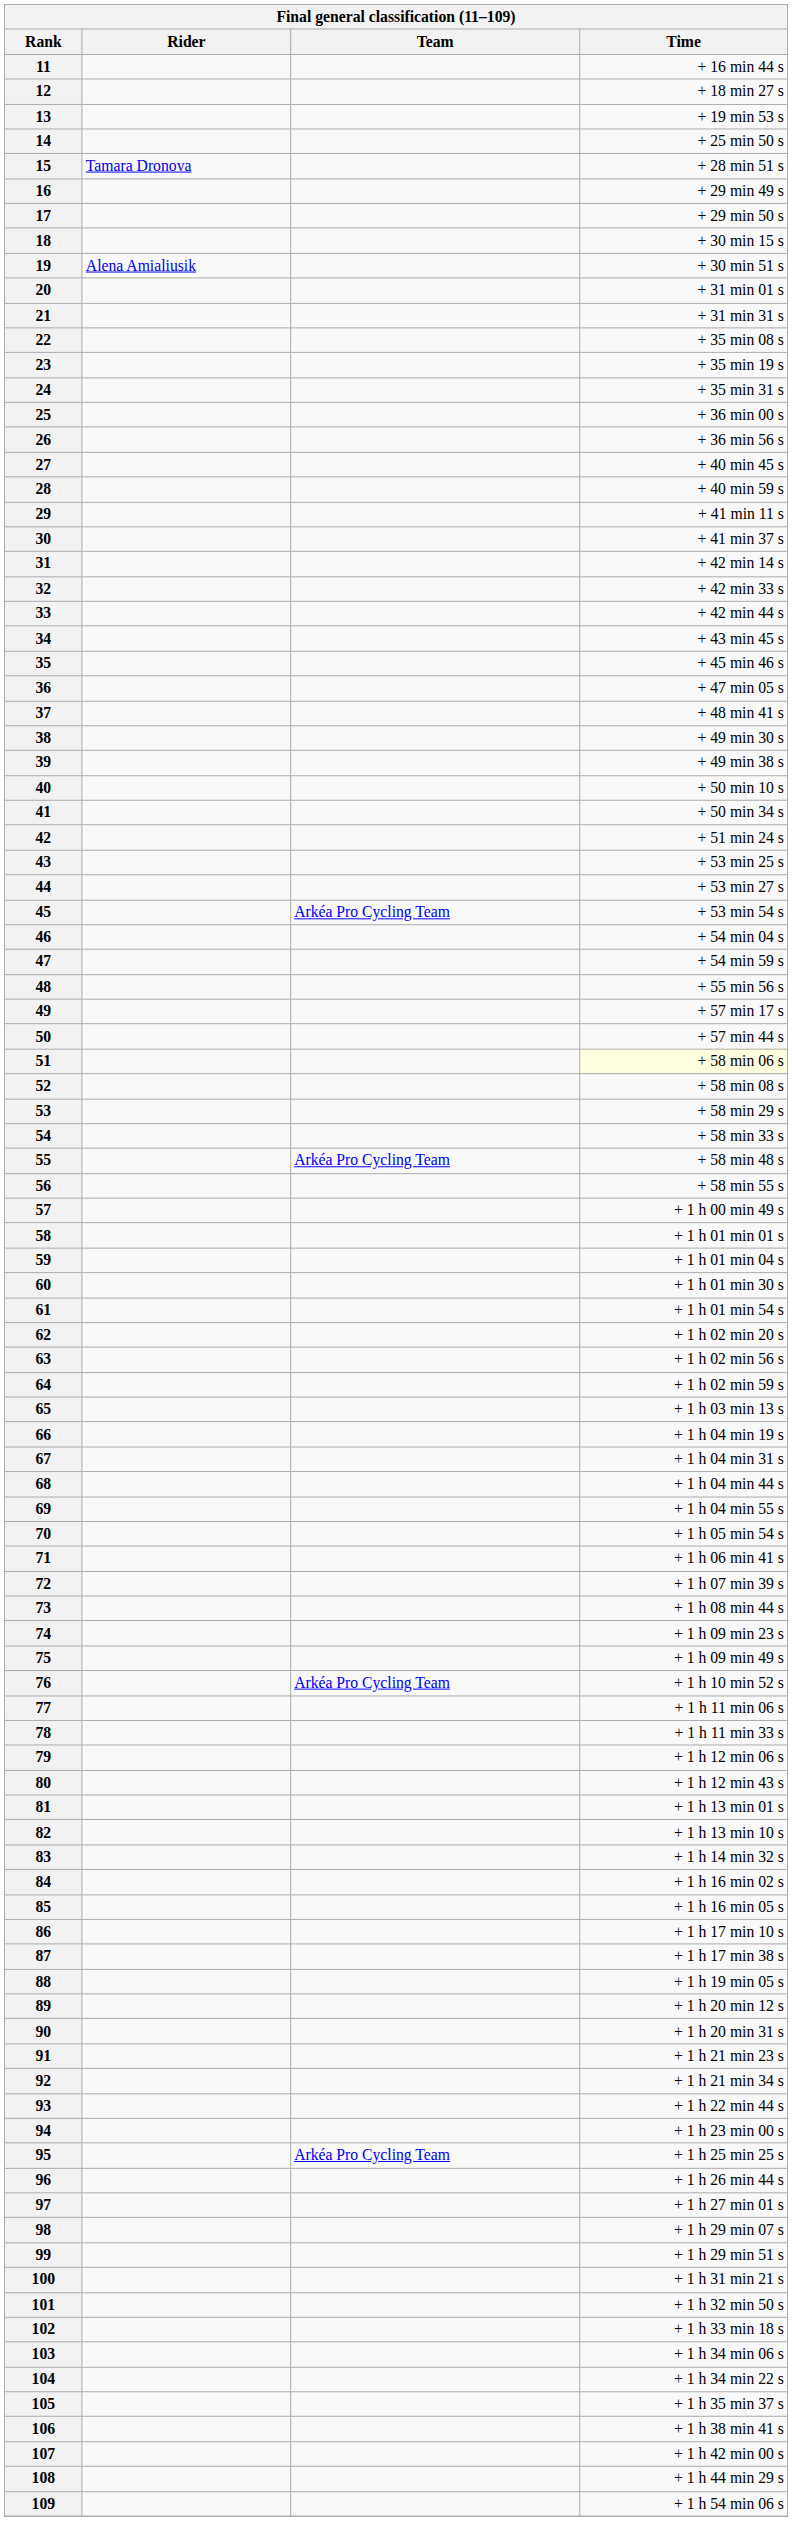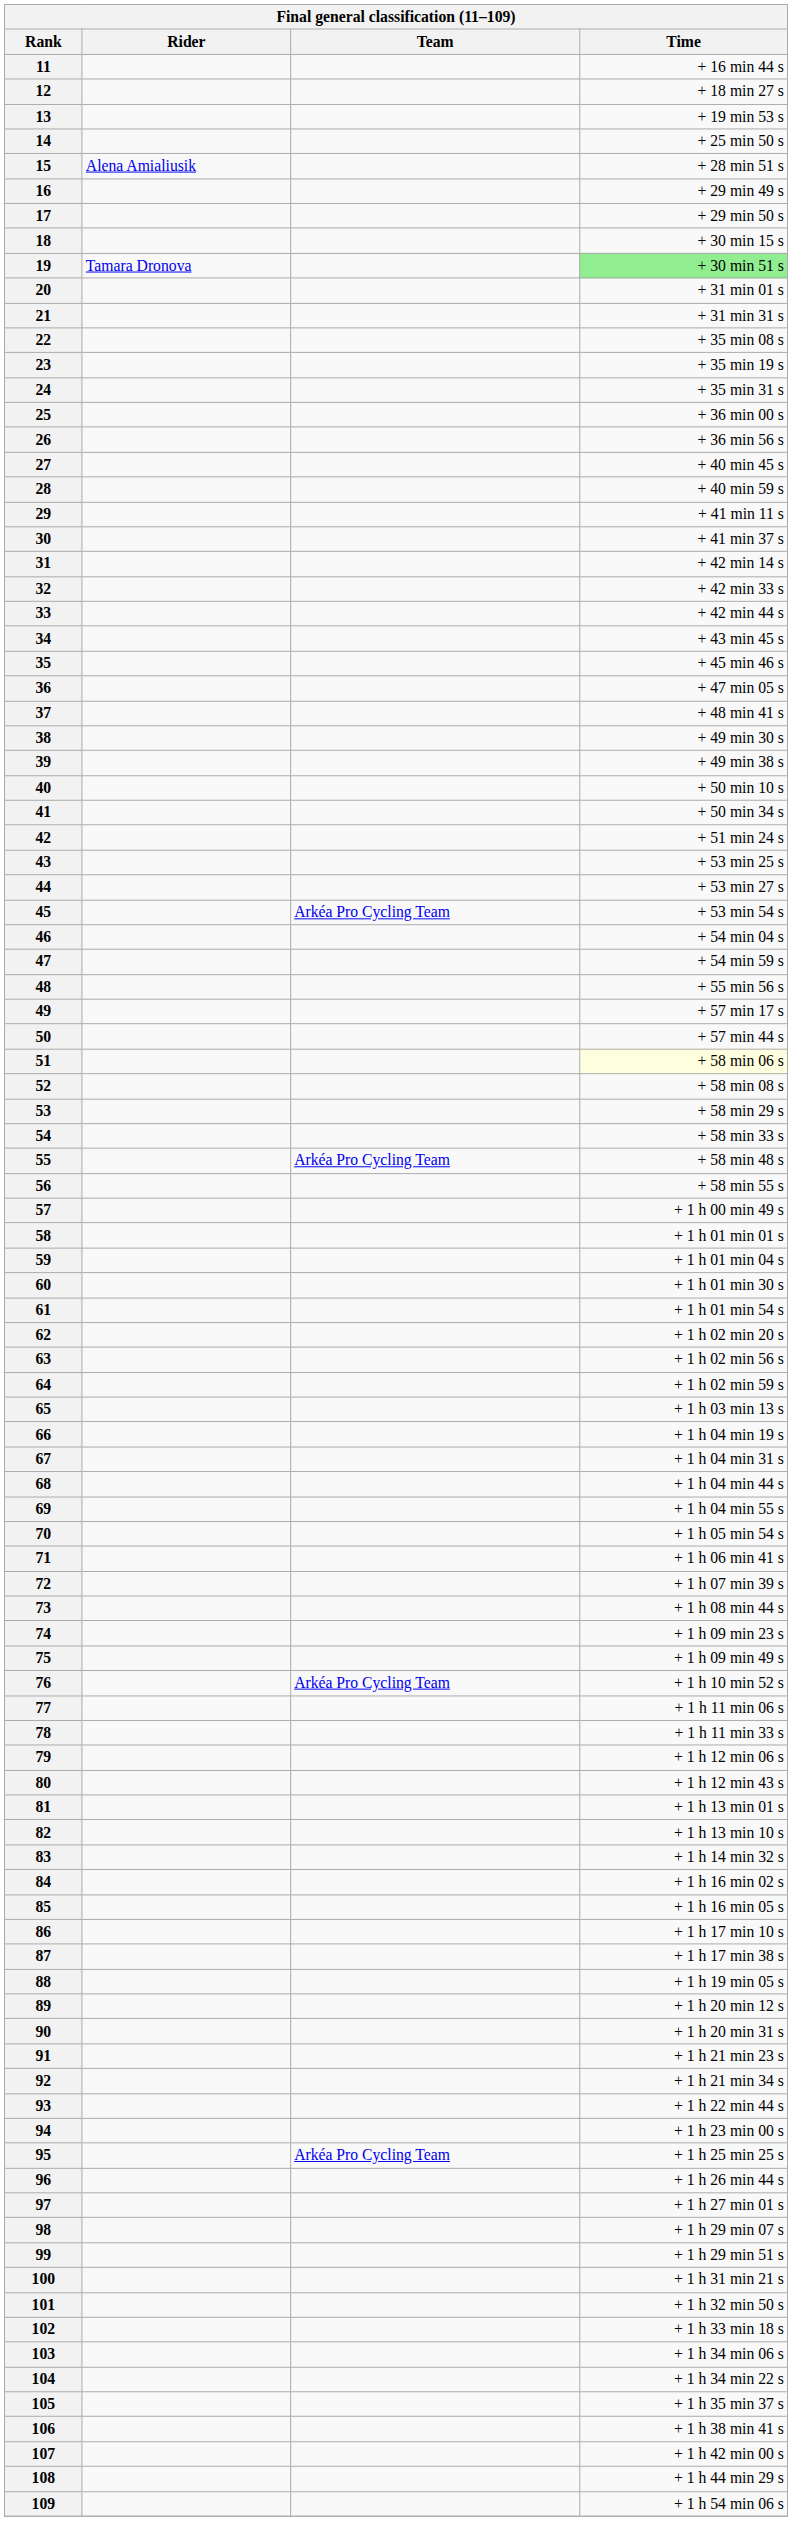(139, 166) Tamara Dronova -> (141, 166) Alena Amialiusik
(141, 265) Alena Amialiusik -> (139, 265) Tamara Dronova
(741, 265) no background -> (741, 265) lightgreen background
